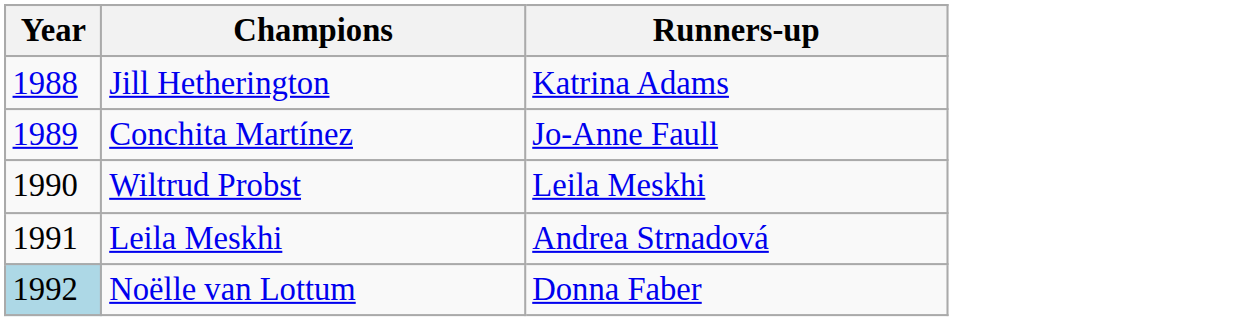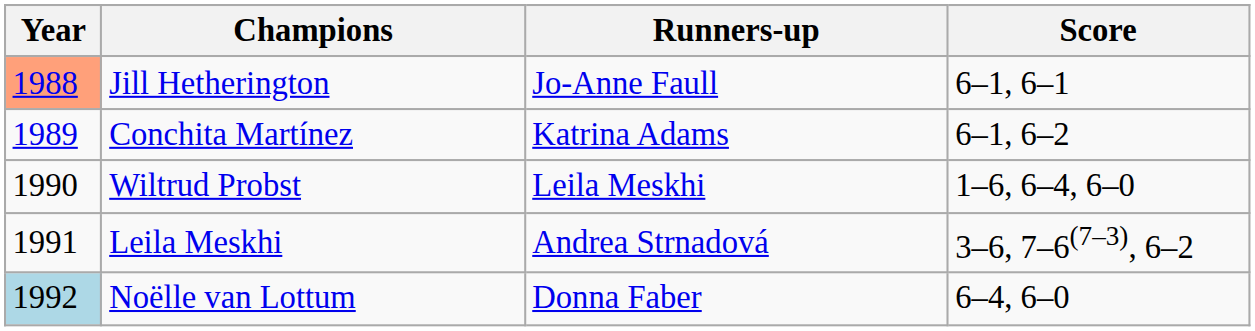+ column: (1098, 30)
(45, 82) no background -> (45, 82) lightsalmon background
(631, 82) Katrina Adams -> (625, 82) Jo-Anne Faull
(625, 133) Jo-Anne Faull -> (631, 133) Katrina Adams
